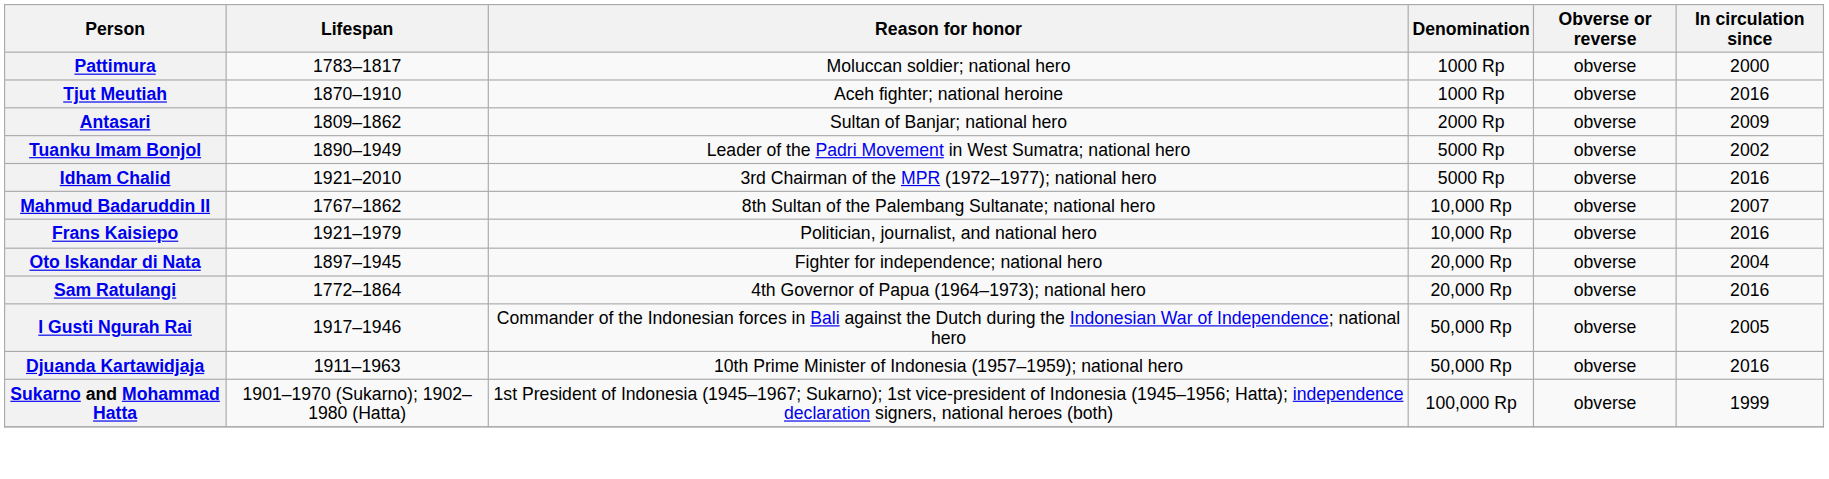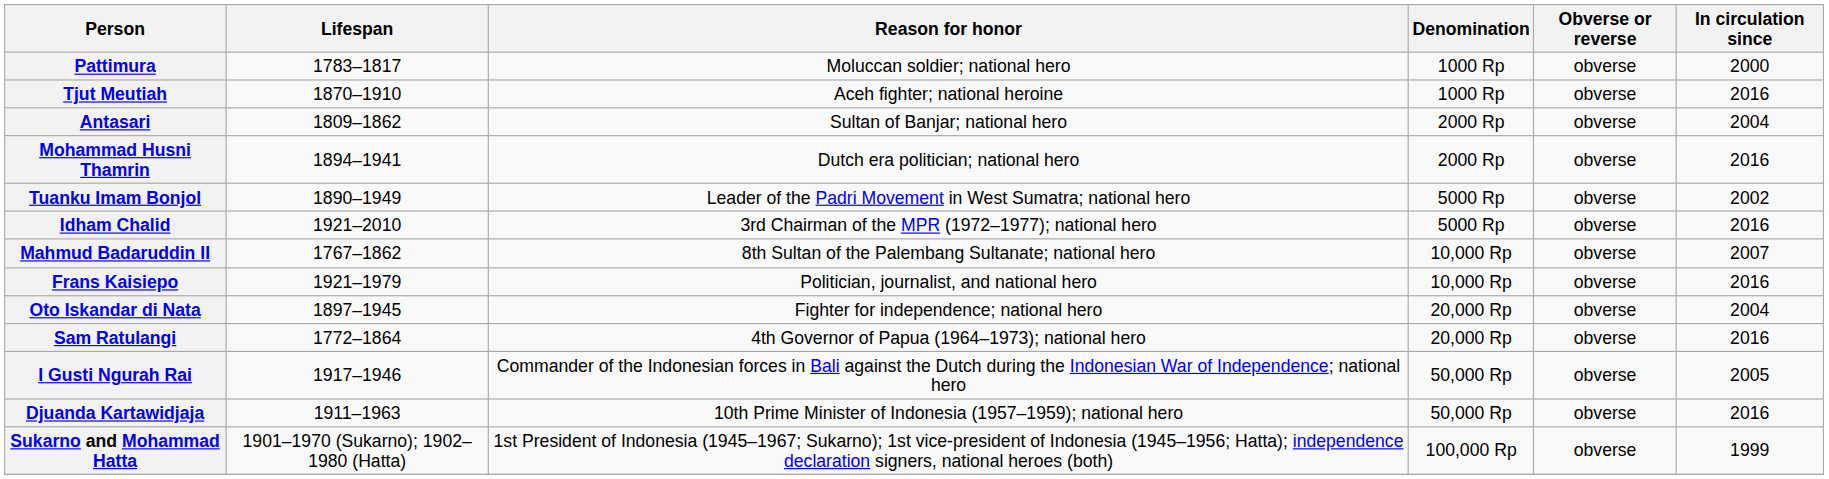(1750, 122) 2009 -> (1750, 122) 2004
+ row: (115, 160)
